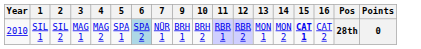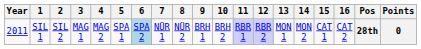+ column: (182, 12)
(17, 32) 2010 -> (17, 32) 2011
(304, 32) bold -> (324, 32) normal
